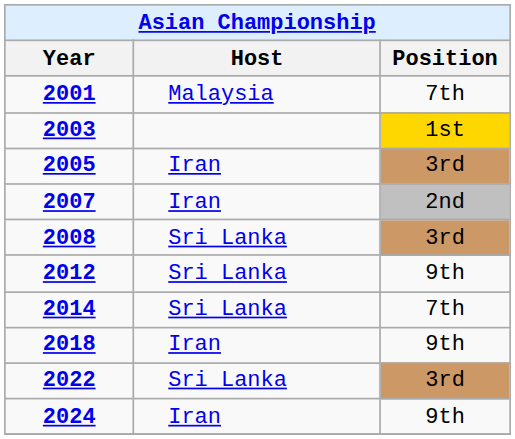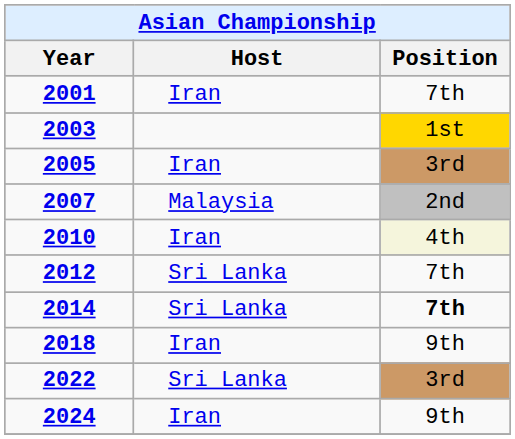(221, 94) Malaysia -> (195, 94) Iran
(195, 202) Iran -> (221, 202) Malaysia
- row: (69, 238)
+ row: (69, 238)
(445, 273) 9th -> (445, 273) 7th
(445, 309) normal -> (445, 309) bold
